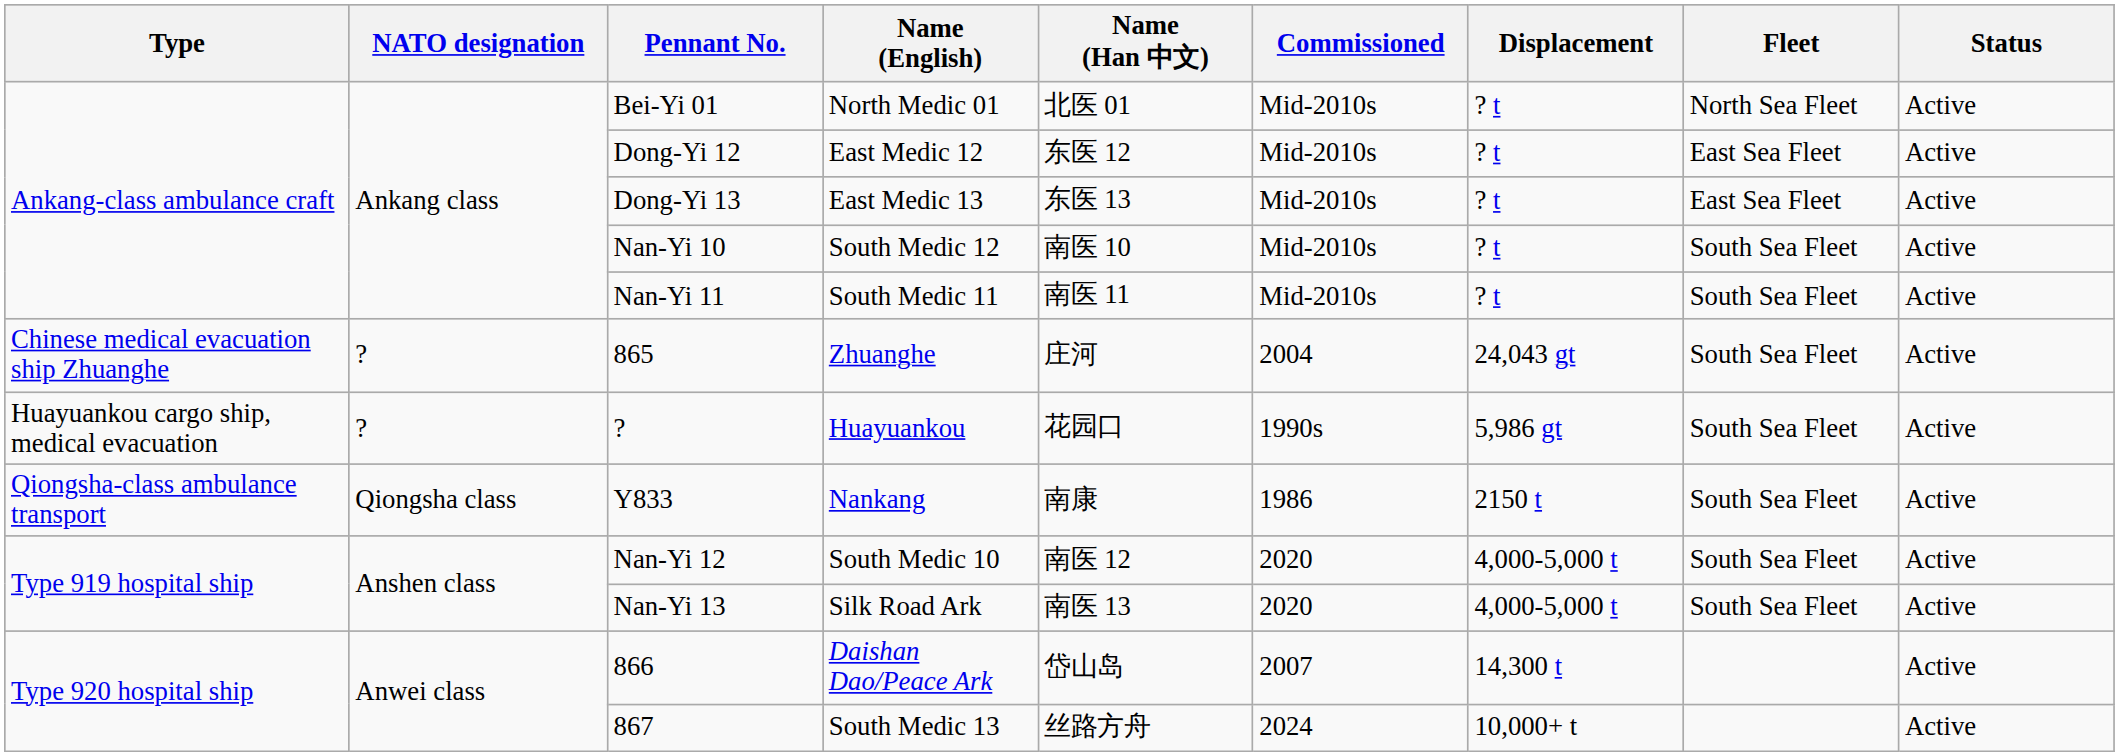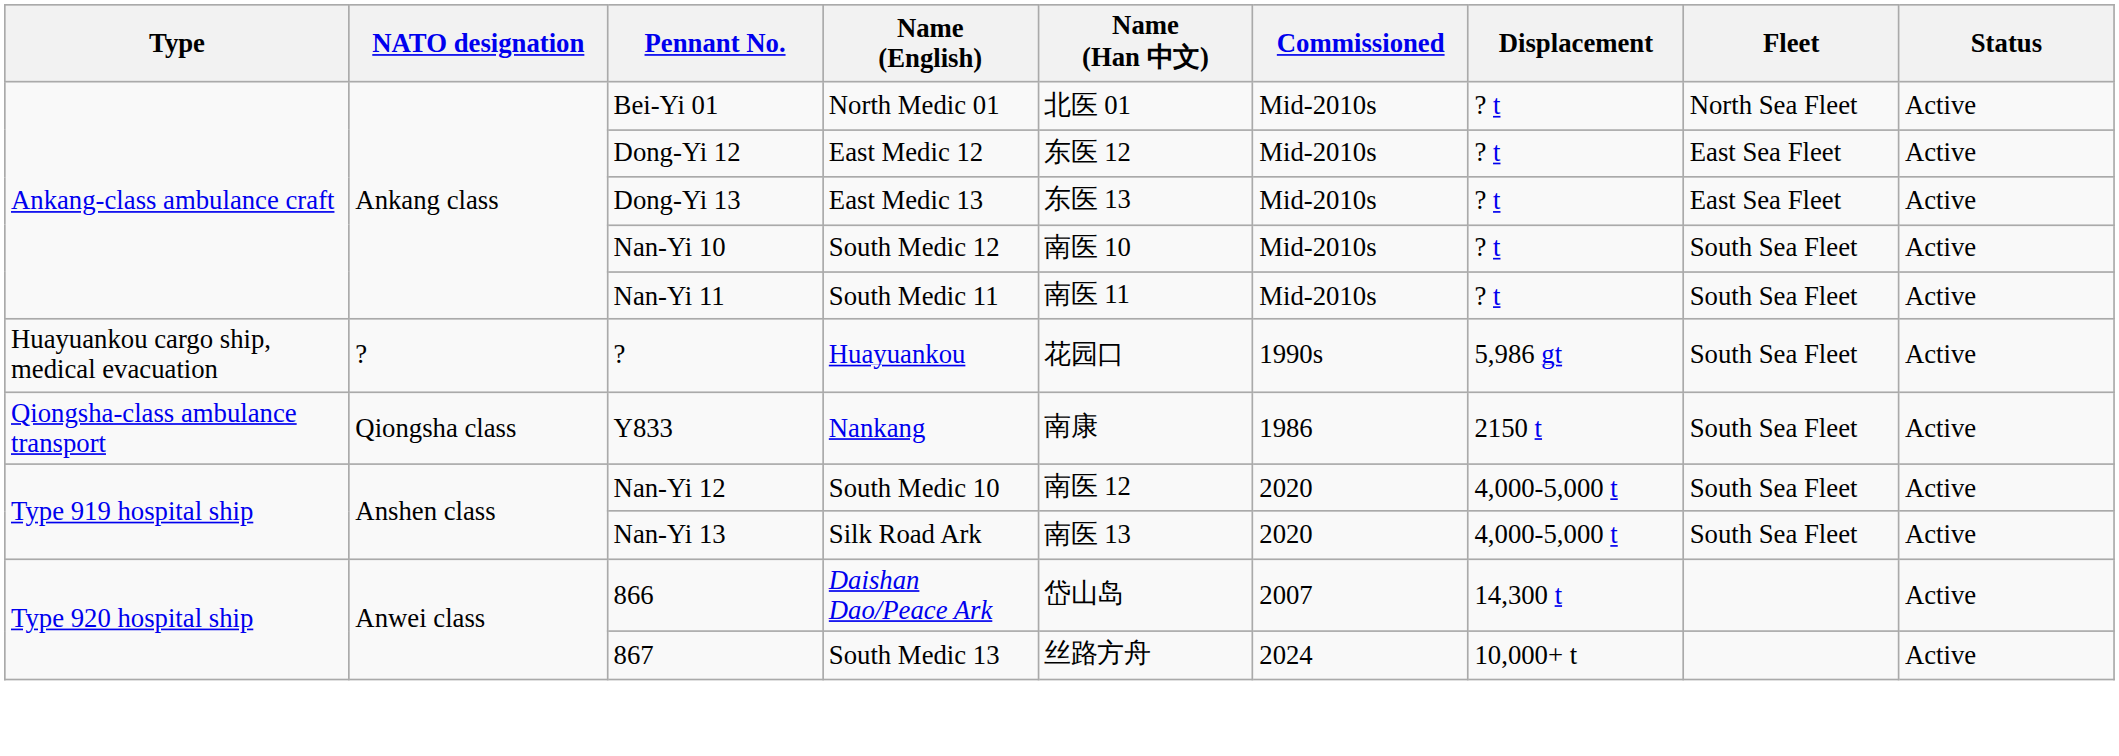- row: (634, 355)
